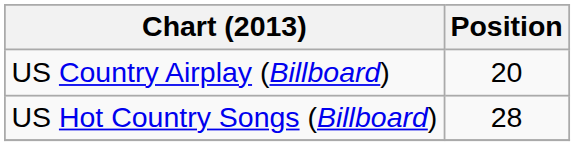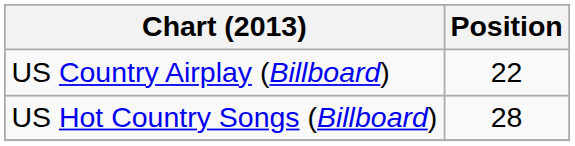(507, 72) 20 -> (507, 72) 22
